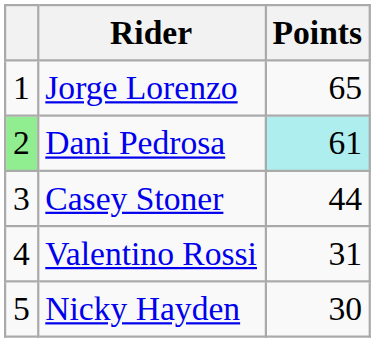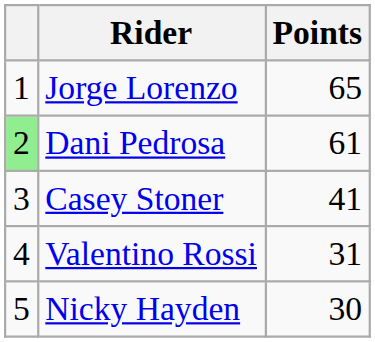(345, 143) paleturquoise background -> (345, 143) no background
(345, 198) 44 -> (345, 198) 41
